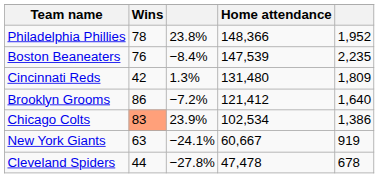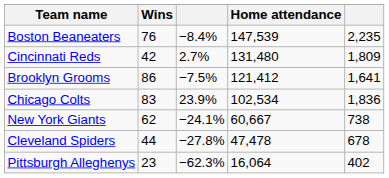- row: (67, 36)
(185, 78) 1.3% -> (194, 57) 2.7%
(188, 99) −7.2% -> (198, 78) −7.5%
(354, 99) 1,640 -> (364, 78) 1,641
(139, 120) lightsalmon background -> (149, 99) no background
(354, 120) 1,386 -> (364, 99) 1,836
(139, 141) 63 -> (149, 120) 62
(349, 141) 919 -> (358, 120) 738
+ row: (71, 162)
